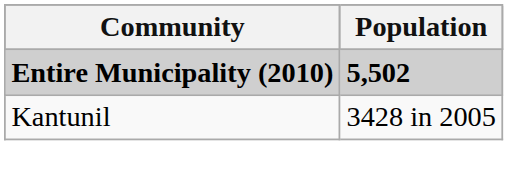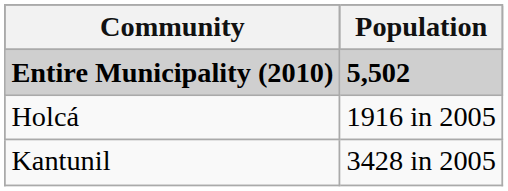+ row: (45, 116)
